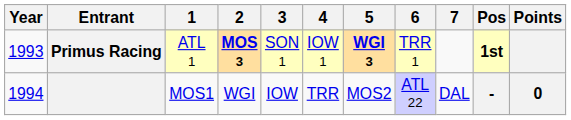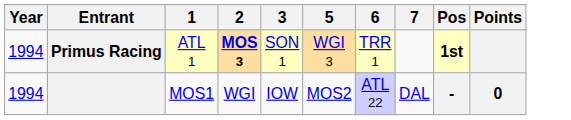- column: (323, 17)
(26, 51) 1993 -> (26, 51) 1994
(369, 51) bold -> (329, 51) normal
